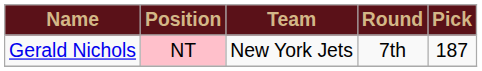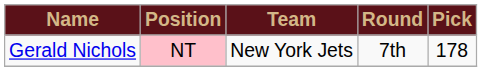(452, 50) 187 -> (452, 50) 178
